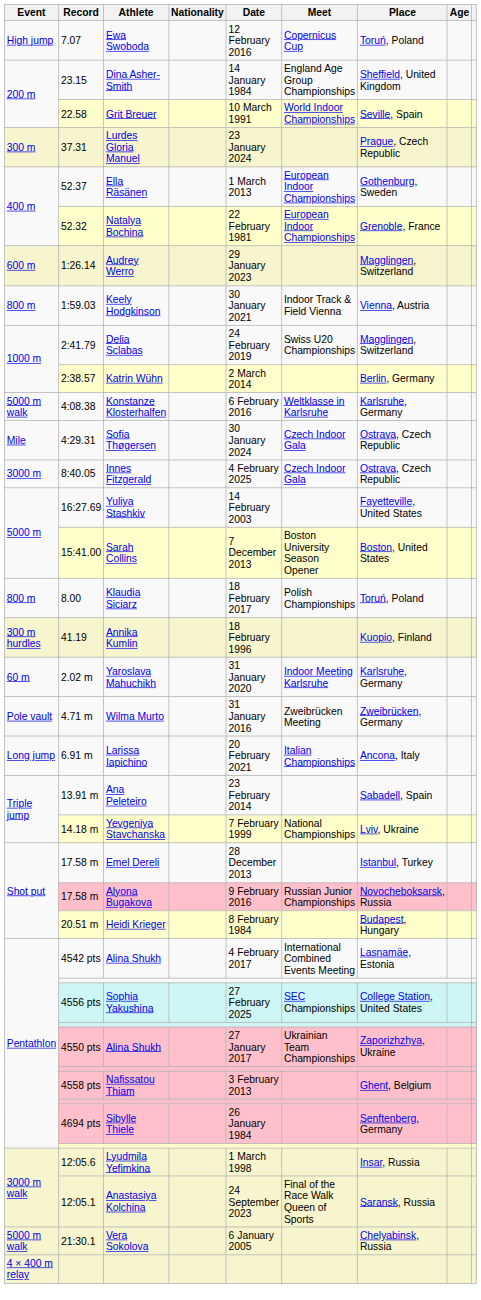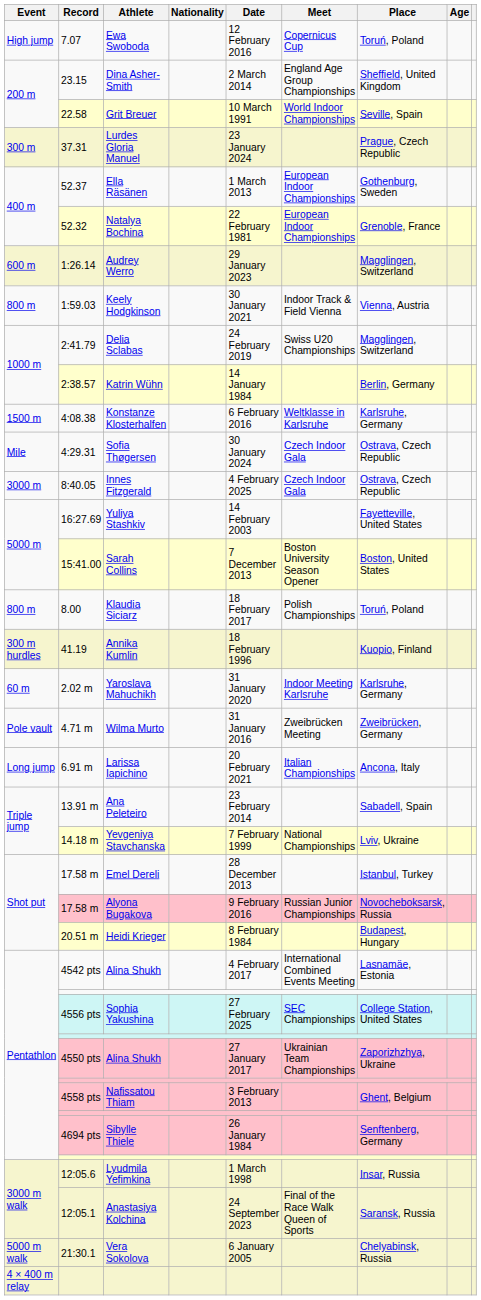(247, 80) 14 January 1984 -> (247, 80) 2 March 2014
(247, 379) 2 March 2014 -> (247, 384) 14 January 1984
(24, 407) 5000 m walk -> (24, 418) 1500 m
